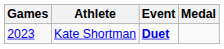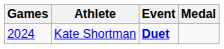(21, 33) 2023 -> (21, 33) 2024
